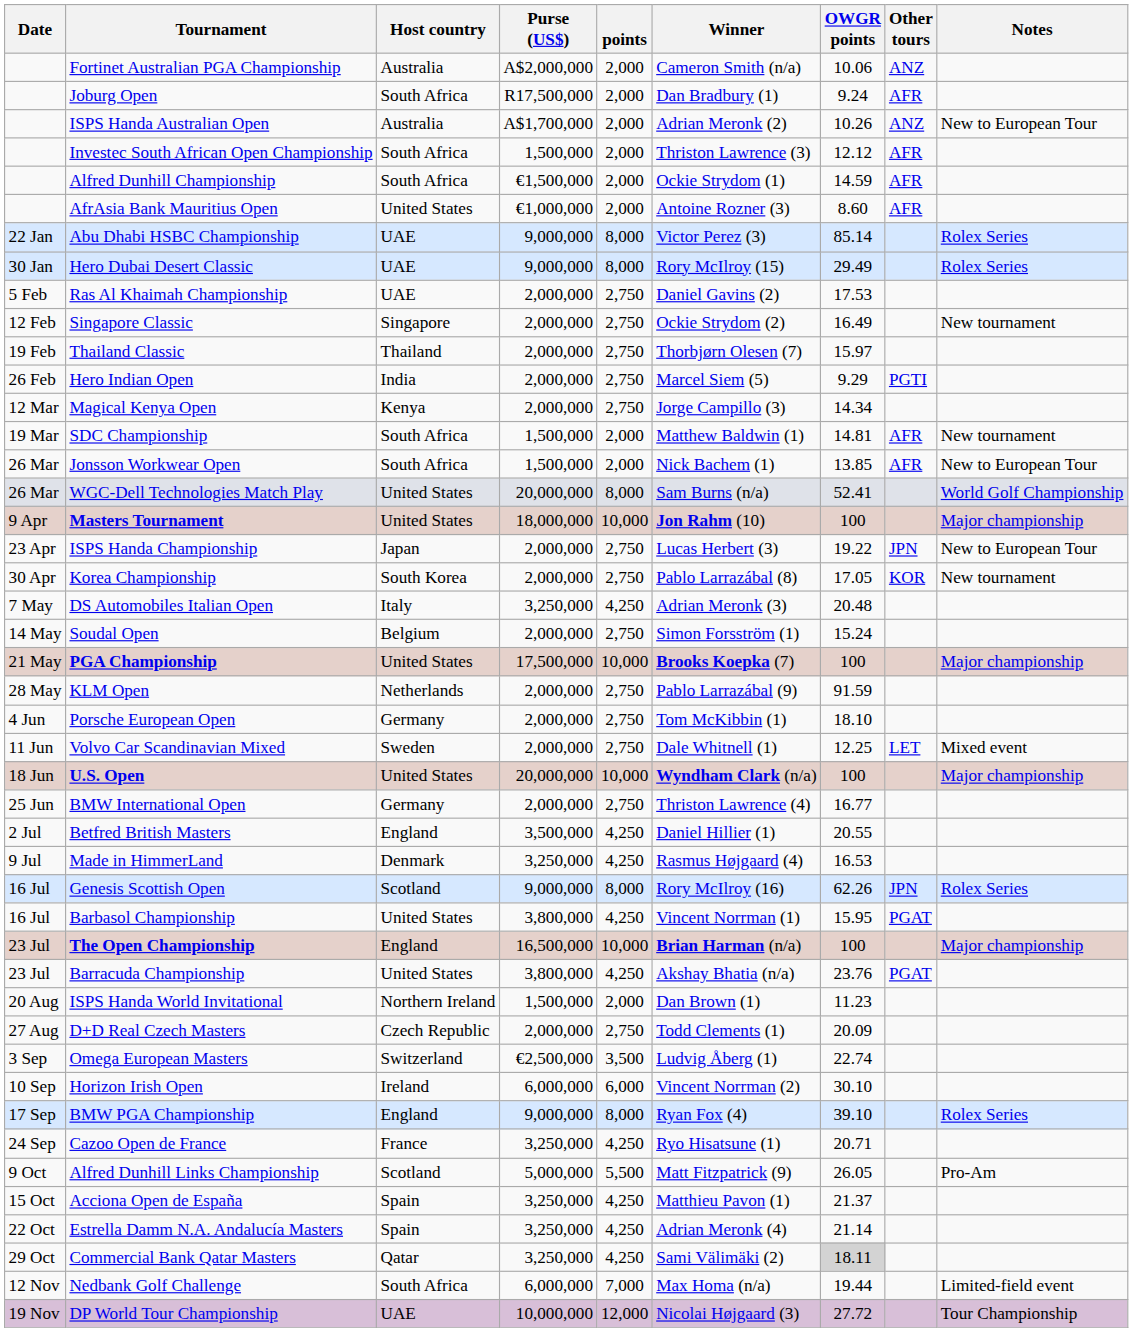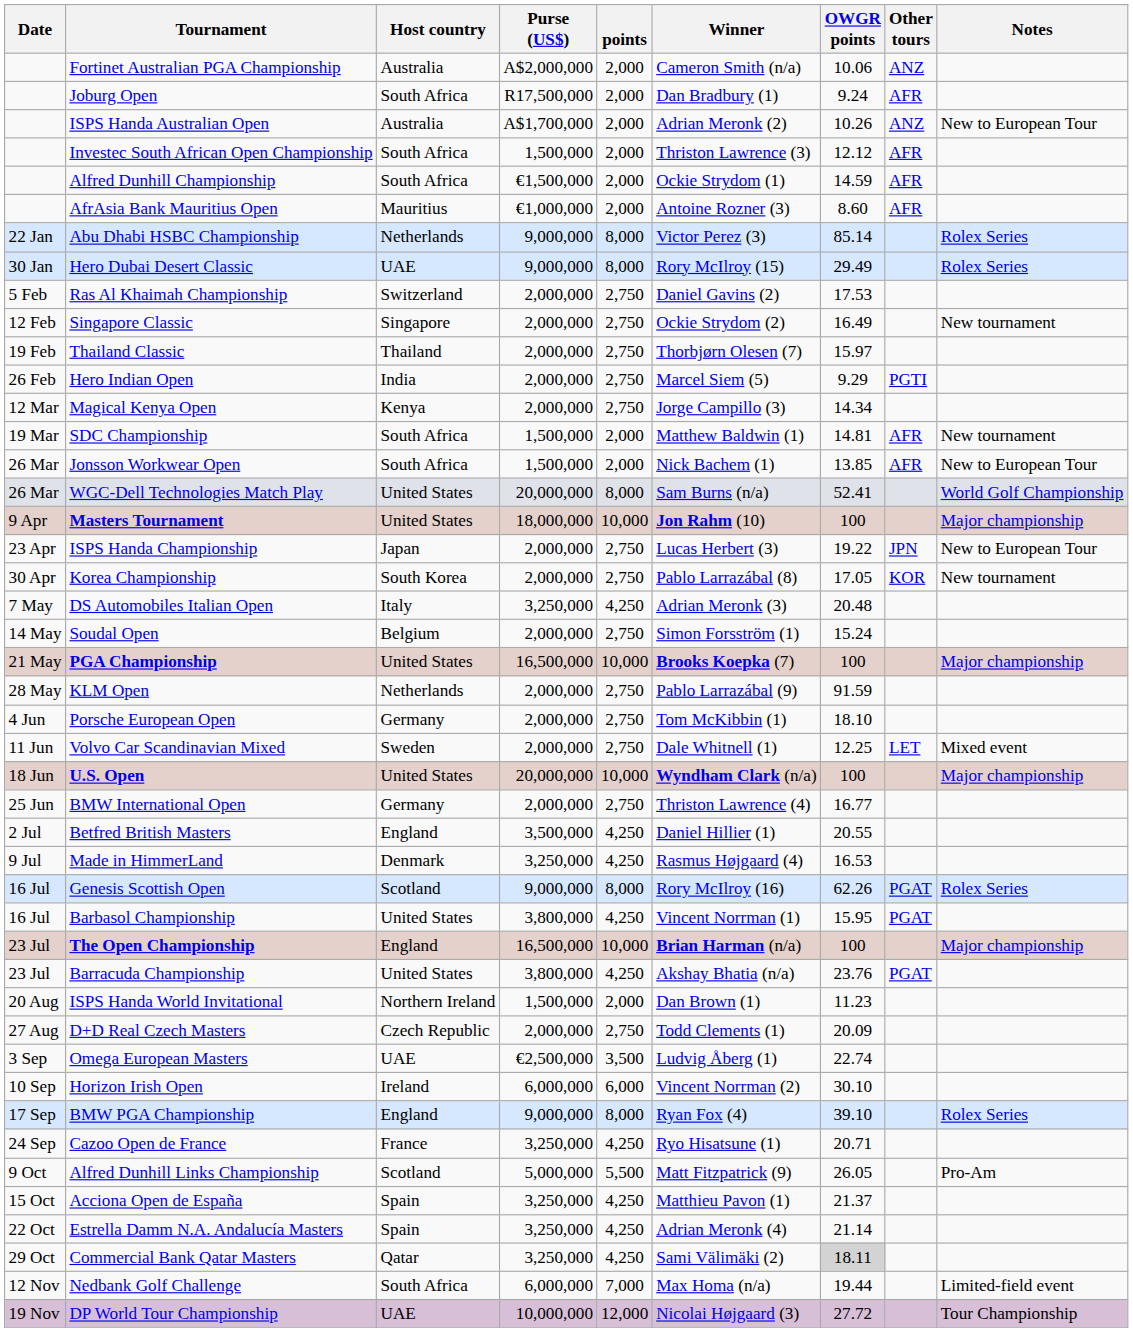(427, 209) United States -> (414, 209) Mauritius
(398, 237) UAE -> (422, 237) Netherlands
(398, 294) UAE -> (422, 294) Switzerland
(554, 662) 17,500,000 -> (554, 662) 16,500,000
(903, 888) JPN -> (910, 888) PGAT
(422, 1058) Switzerland -> (398, 1058) UAE
